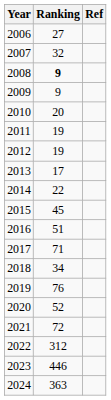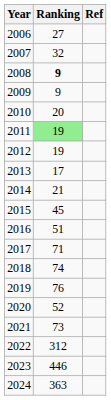(58, 131) no background -> (58, 131) lightgreen background
(58, 190) 22 -> (58, 190) 21
(58, 268) 34 -> (58, 268) 74
(58, 327) 72 -> (58, 327) 73
